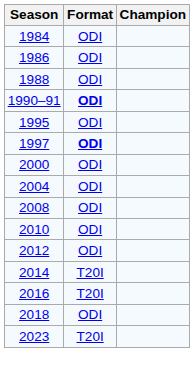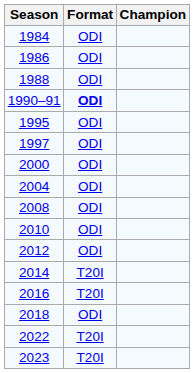(90, 143) bold -> (90, 143) normal
+ row: (34, 336)
